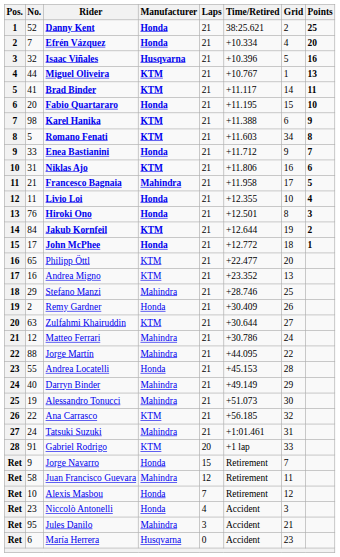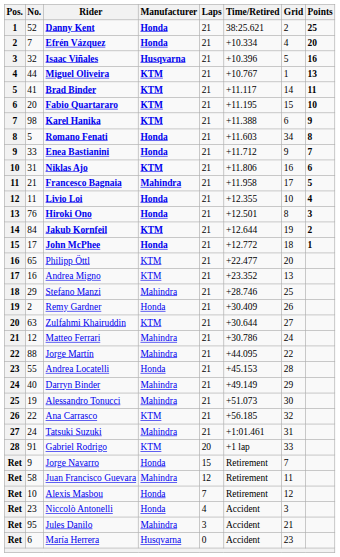(154, 105) Honda -> (152, 105) KTM
(152, 136) KTM -> (154, 136) Honda
